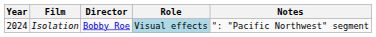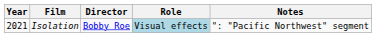(17, 26) 2024 -> (17, 26) 2021
